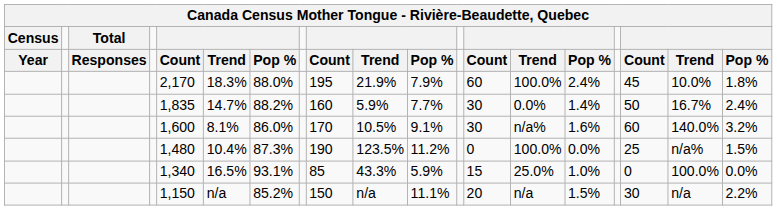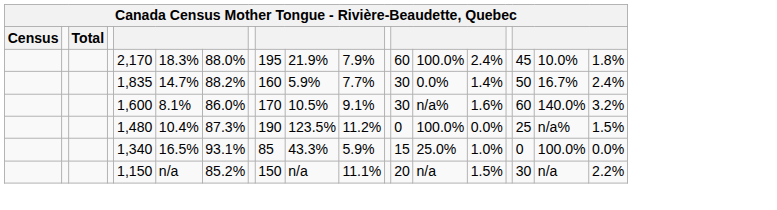- row: (33, 60)
